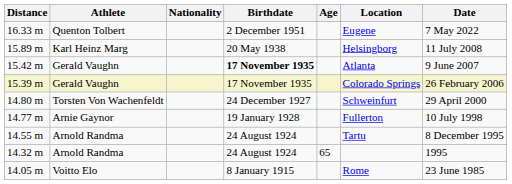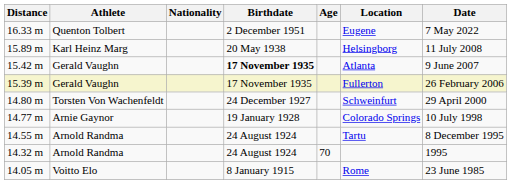(381, 83) Colorado Springs -> (363, 83) Fullerton
(363, 118) Fullerton -> (381, 118) Colorado Springs
(325, 153) 65 -> (325, 153) 70
